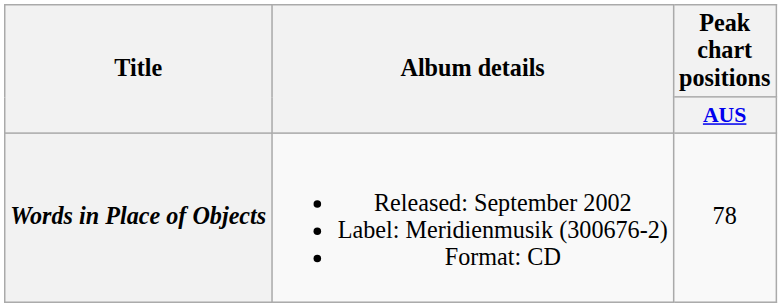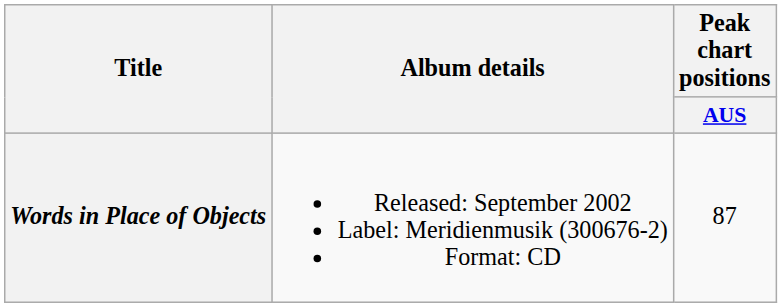(725, 217) 78 -> (725, 217) 87
